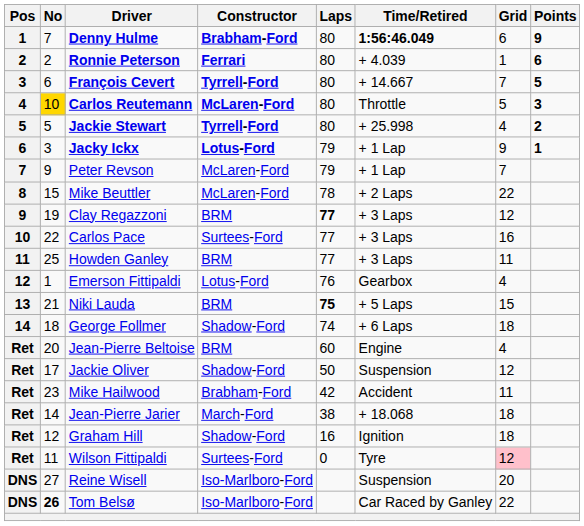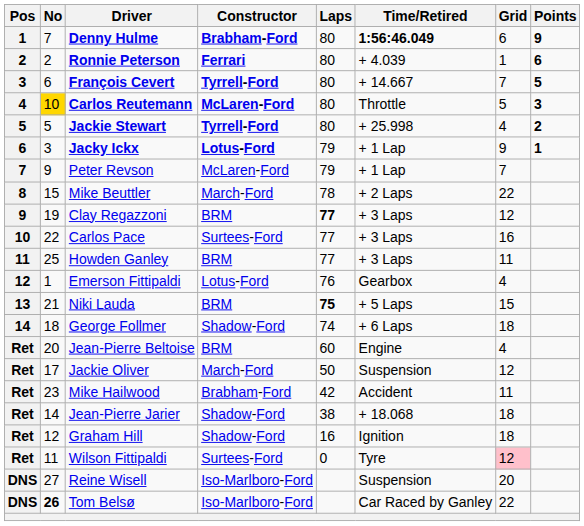(245, 193) McLaren-Ford -> (237, 193) March-Ford
(243, 370) Shadow-Ford -> (237, 370) March-Ford
(237, 414) March-Ford -> (243, 414) Shadow-Ford
